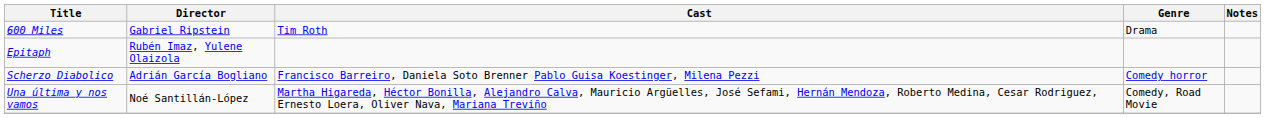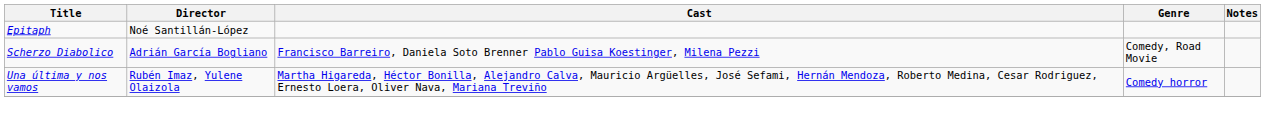- row: (35, 30)
(186, 53) Rubén Imaz, Yulene Olaizola -> (189, 30) Noé Santillán-López
(1167, 76) Comedy horror -> (1163, 53) Comedy, Road Movie
(189, 99) Noé Santillán-López -> (186, 82) Rubén Imaz, Yulene Olaizola
(1163, 99) Comedy, Road Movie -> (1167, 82) Comedy horror
